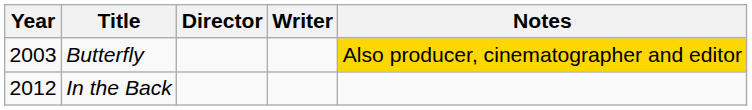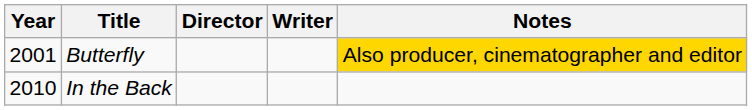(33, 54) 2003 -> (33, 54) 2001
(33, 88) 2012 -> (33, 88) 2010
